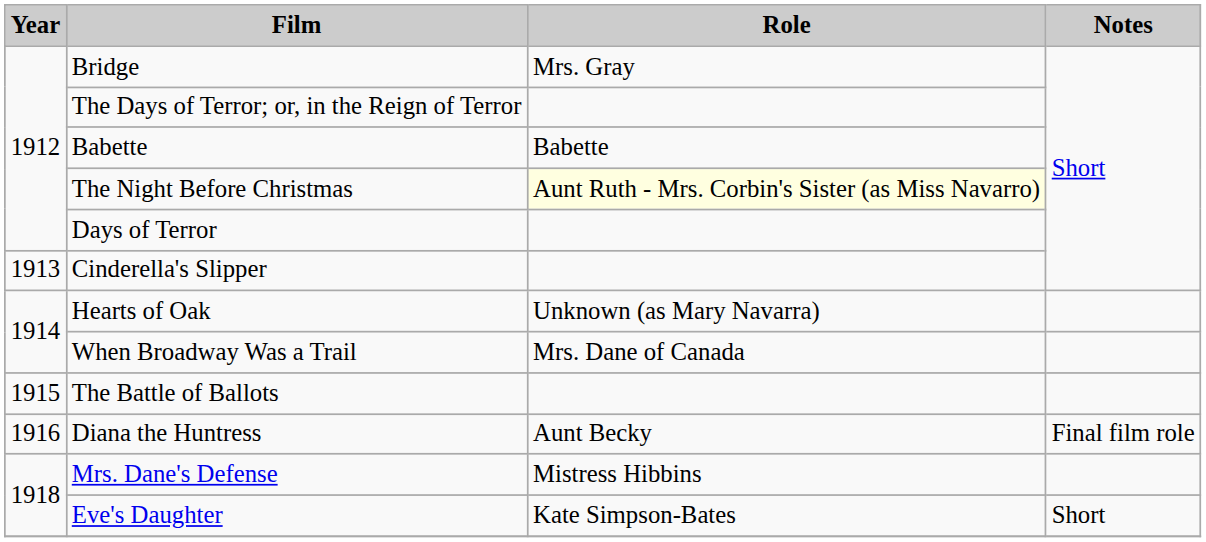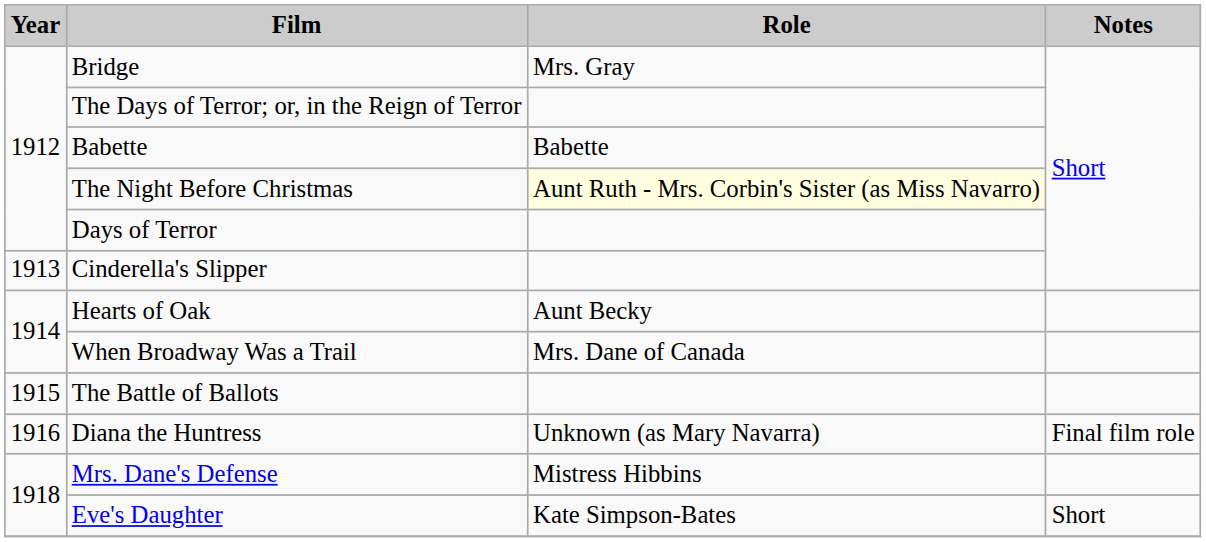(676, 311) Unknown (as Mary Navarra) -> (593, 311) Aunt Becky
(593, 433) Aunt Becky -> (676, 433) Unknown (as Mary Navarra)
